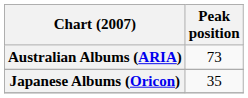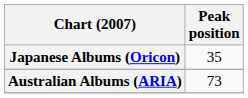rows swapped: (95, 57) <-> (95, 81)
